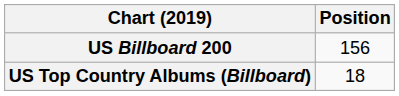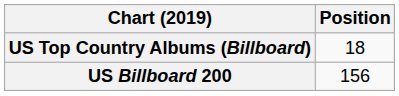rows swapped: (160, 47) <-> (160, 76)
